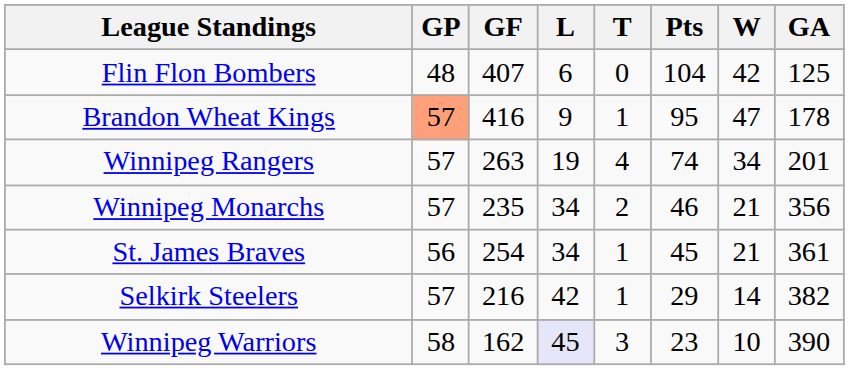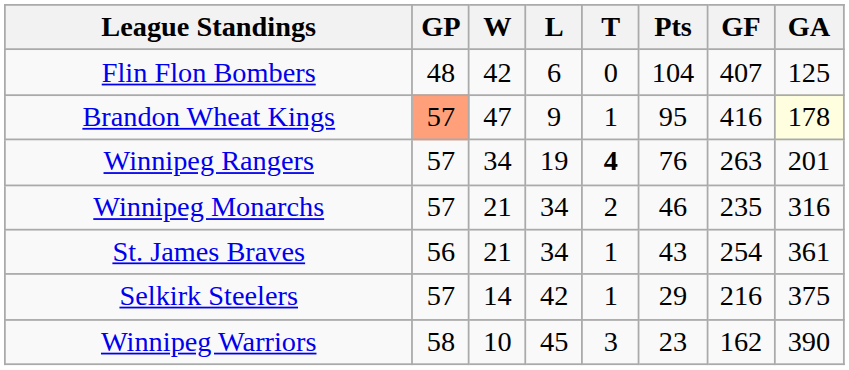columns swapped: (747, 26) <-> (503, 26)
(809, 116) no background -> (809, 116) lightyellow background
(622, 161) normal -> (611, 161) bold
(684, 161) 74 -> (673, 161) 76
(809, 206) 356 -> (809, 206) 316
(684, 251) 45 -> (673, 251) 43
(809, 296) 382 -> (809, 296) 375
(565, 341) lavender background -> (554, 341) no background
